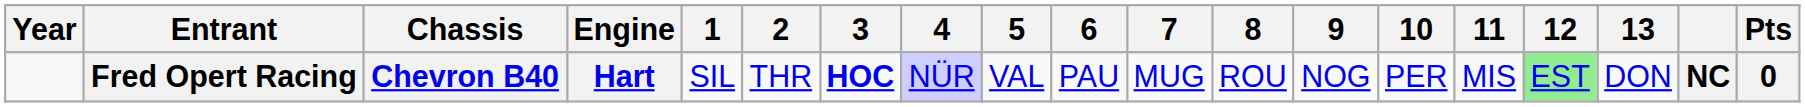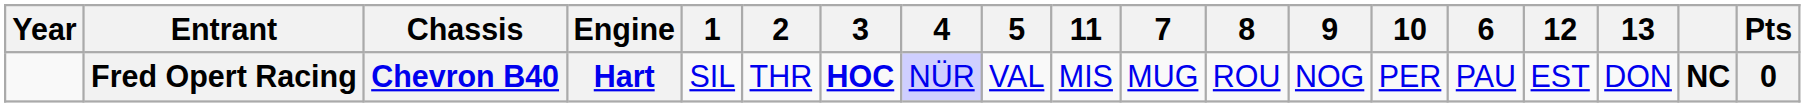columns swapped: (1089, 29) <-> (1489, 29)
(1560, 77) lightgreen background -> (1560, 77) no background
